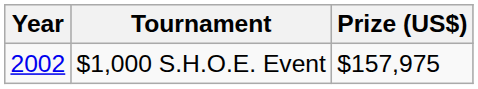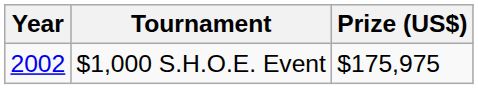(389, 63) $157,975 -> (389, 63) $175,975
